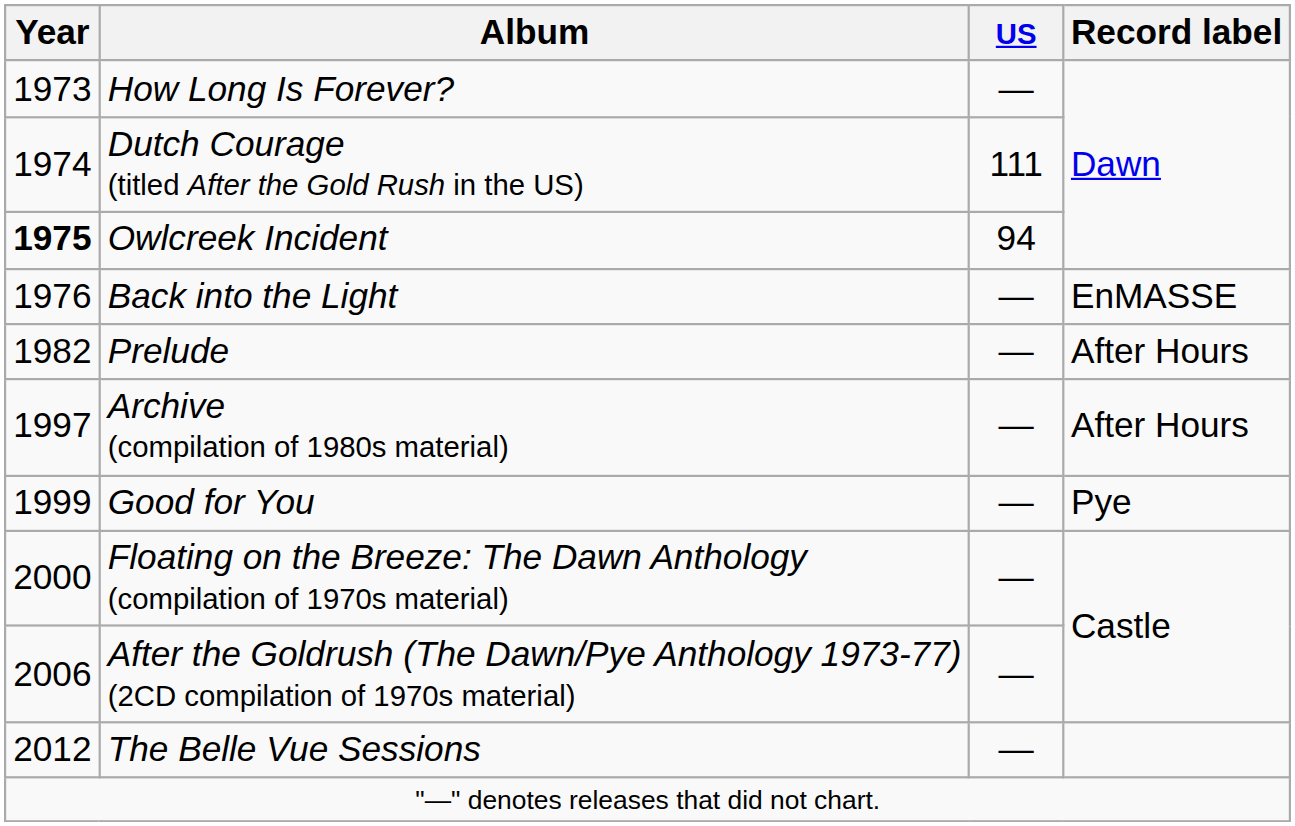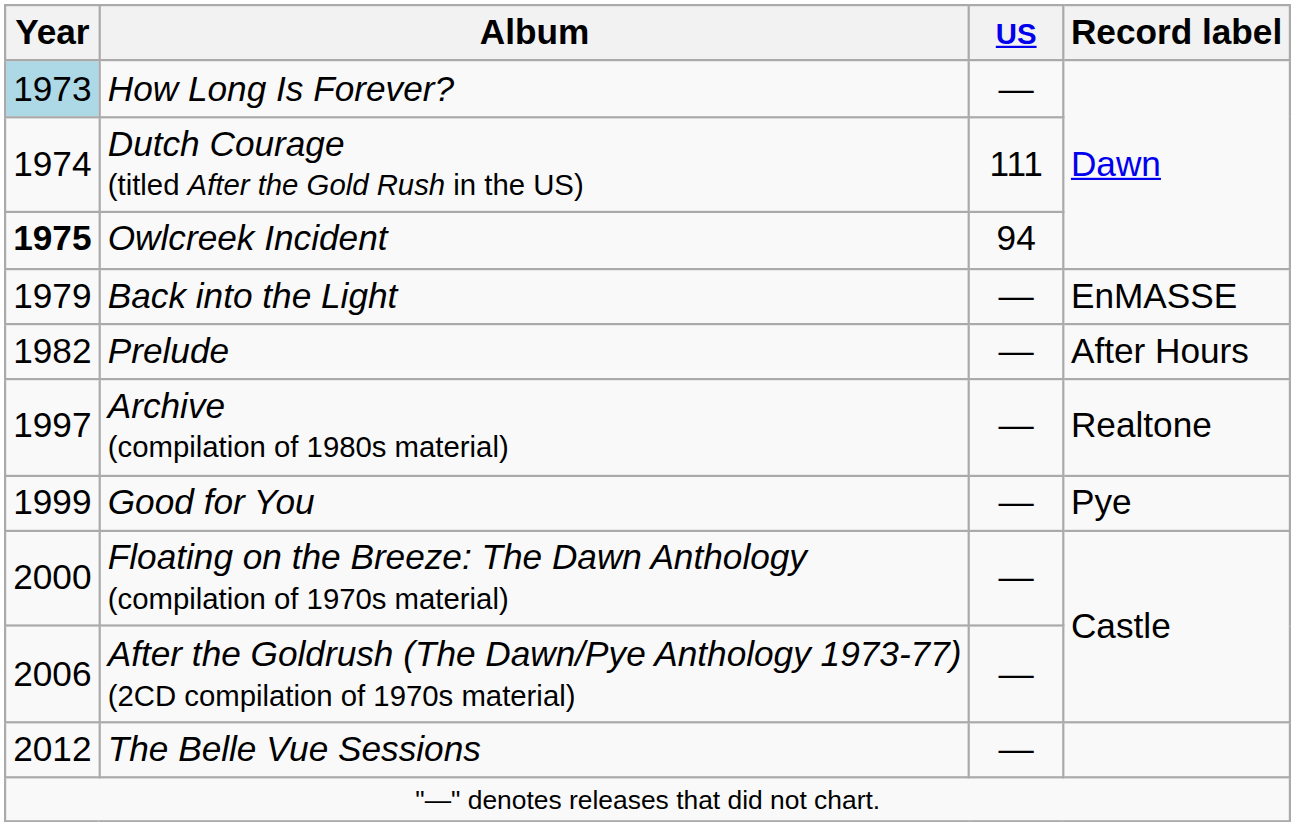(52, 88) no background -> (52, 88) lightblue background
(52, 295) 1976 -> (52, 295) 1979
(1160, 426) After Hours -> (1141, 426) Realtone
